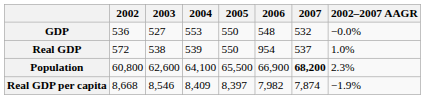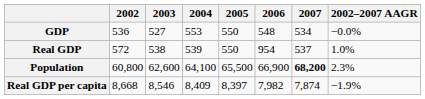(303, 31) 532 -> (303, 31) 534
